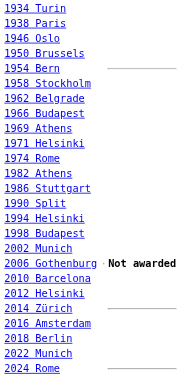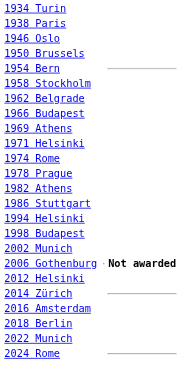+ row: (38, 173)
- row: (35, 203)
- row: (48, 278)
